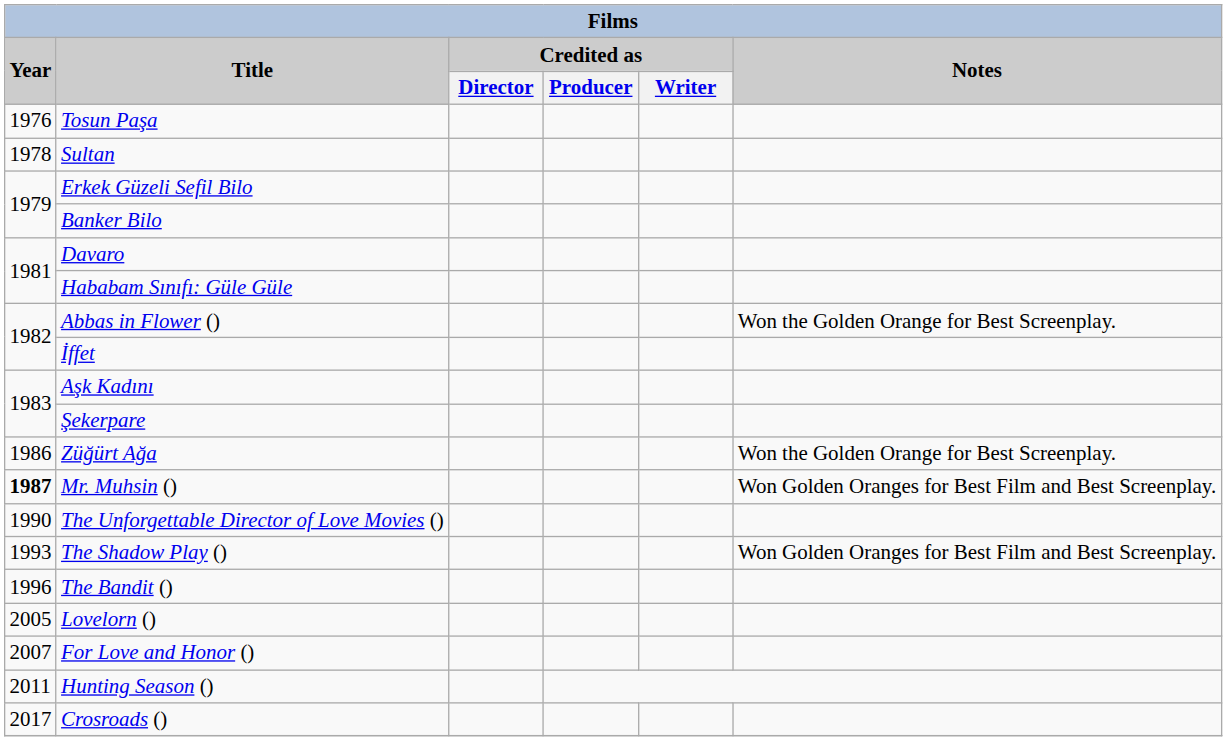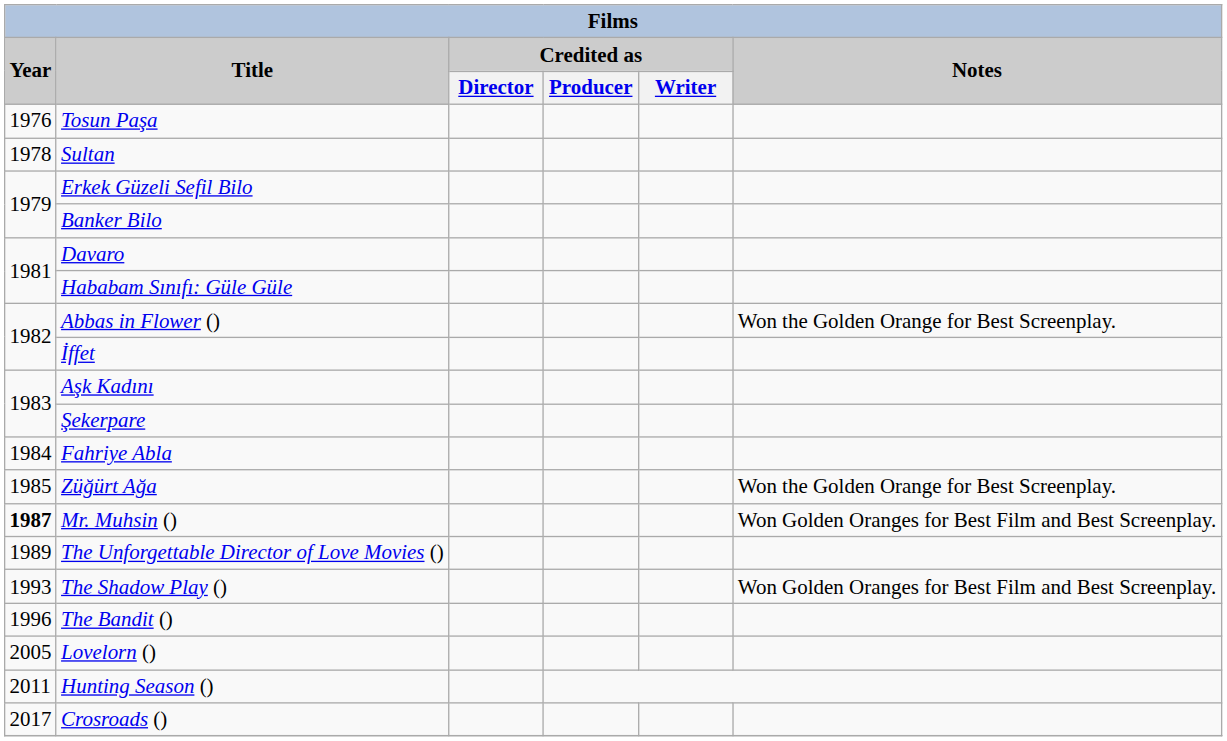+ row: (116, 453)
(30, 453) 1986 -> (30, 486) 1985
(30, 519) 1990 -> (30, 552) 1989
- row: (158, 652)
